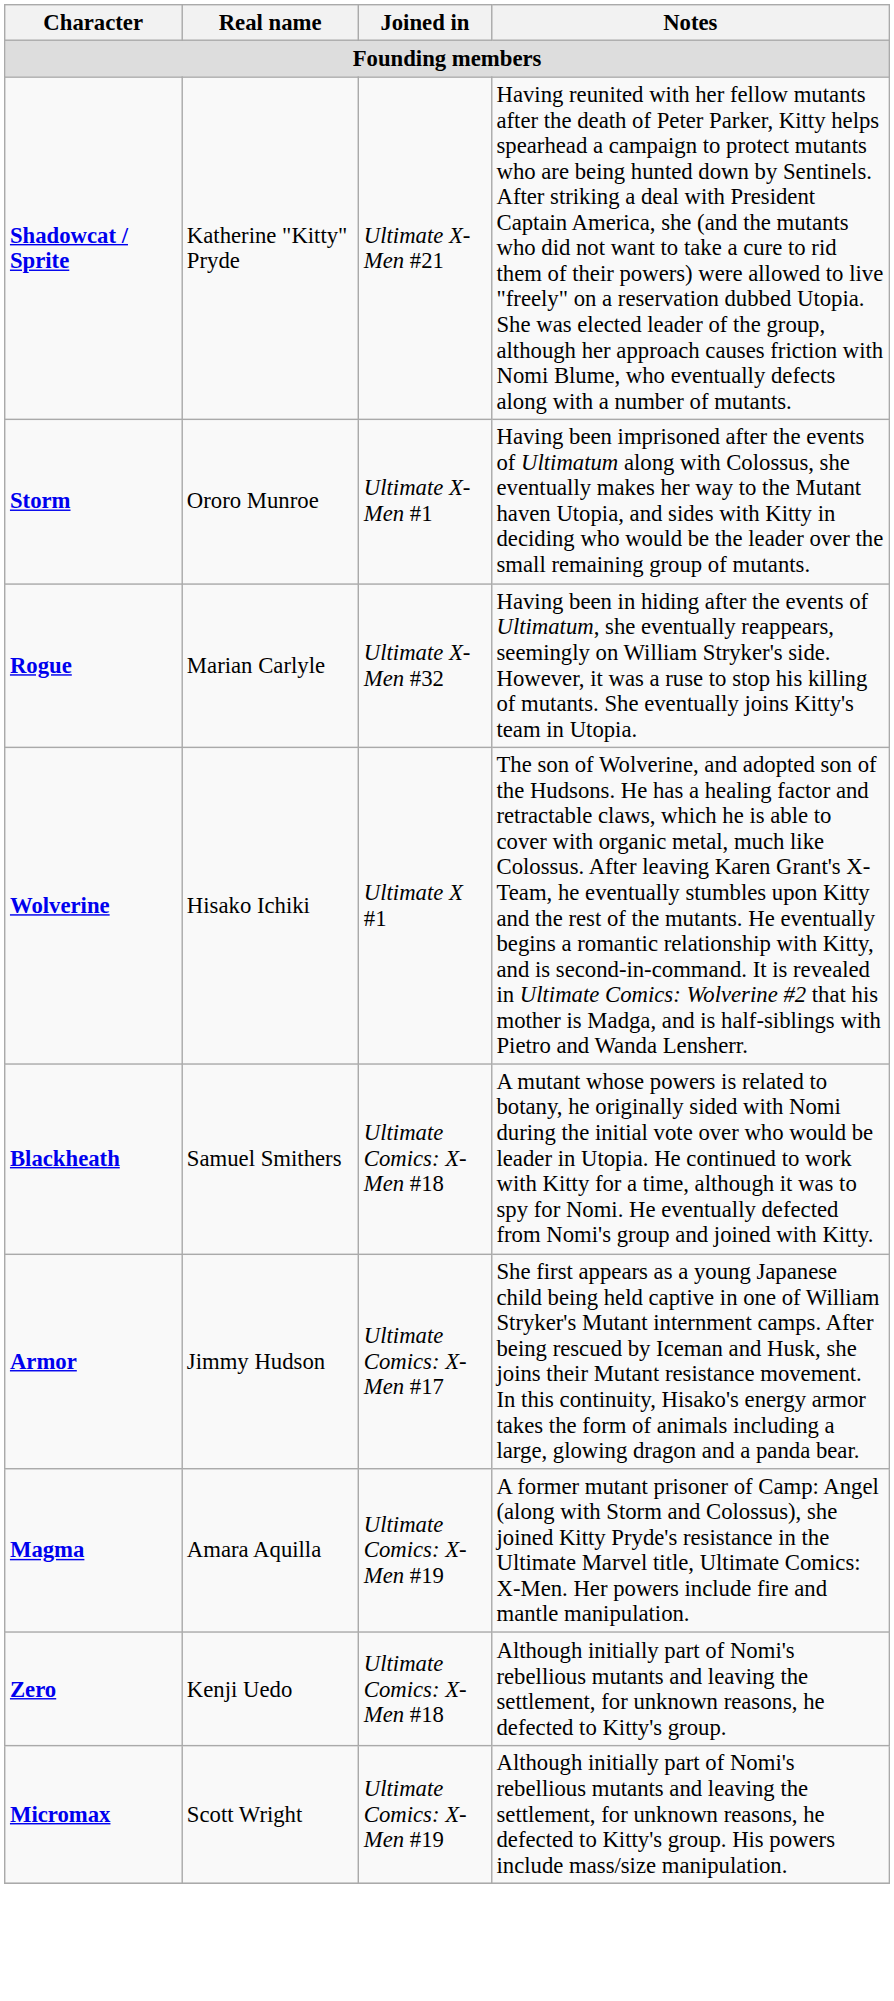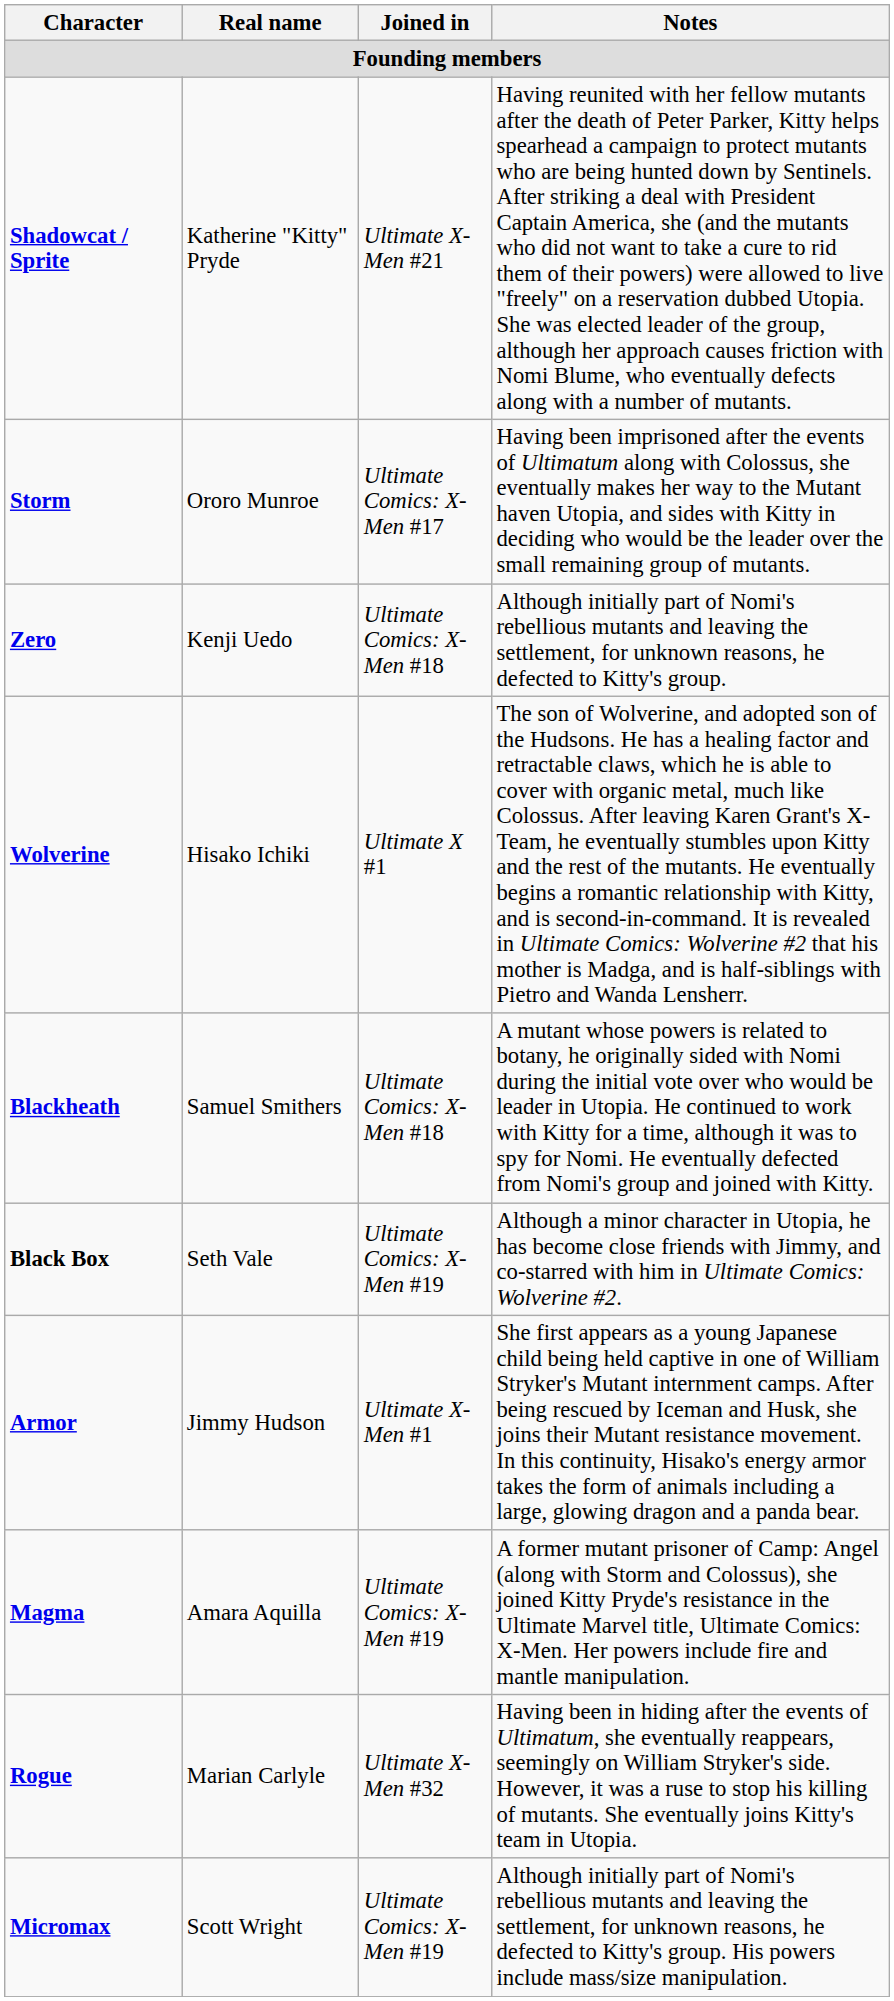(417, 501) Ultimate X-Men #1 -> (415, 501) Ultimate Comics: X-Men #17
rows swapped: (41, 665) <-> (33, 1688)
+ row: (60, 1258)
(415, 1361) Ultimate Comics: X-Men #17 -> (417, 1422) Ultimate X-Men #1
